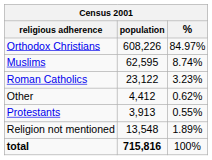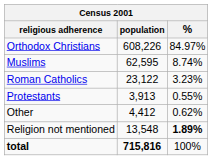rows swapped: (33, 113) <-> (20, 96)
(187, 130) normal -> (187, 130) bold
